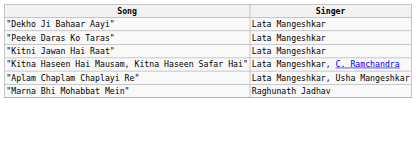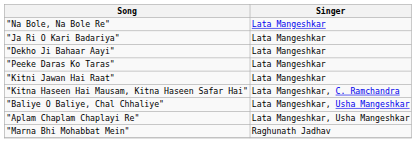+ row: (58, 24)
+ row: (63, 38)
+ row: (85, 104)
